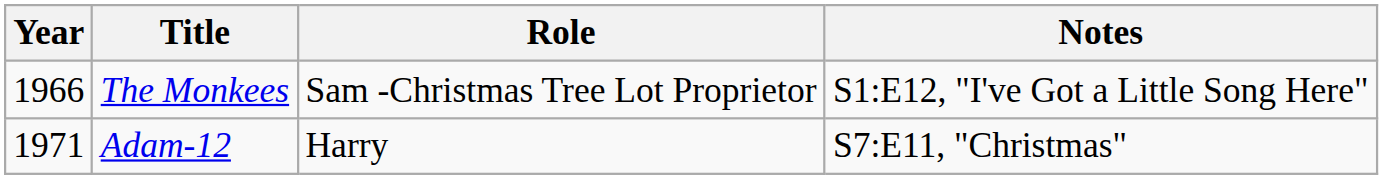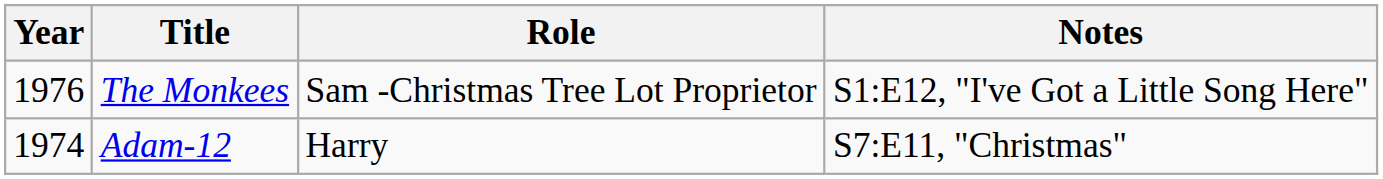(49, 88) 1966 -> (49, 88) 1976
(49, 145) 1971 -> (49, 145) 1974
